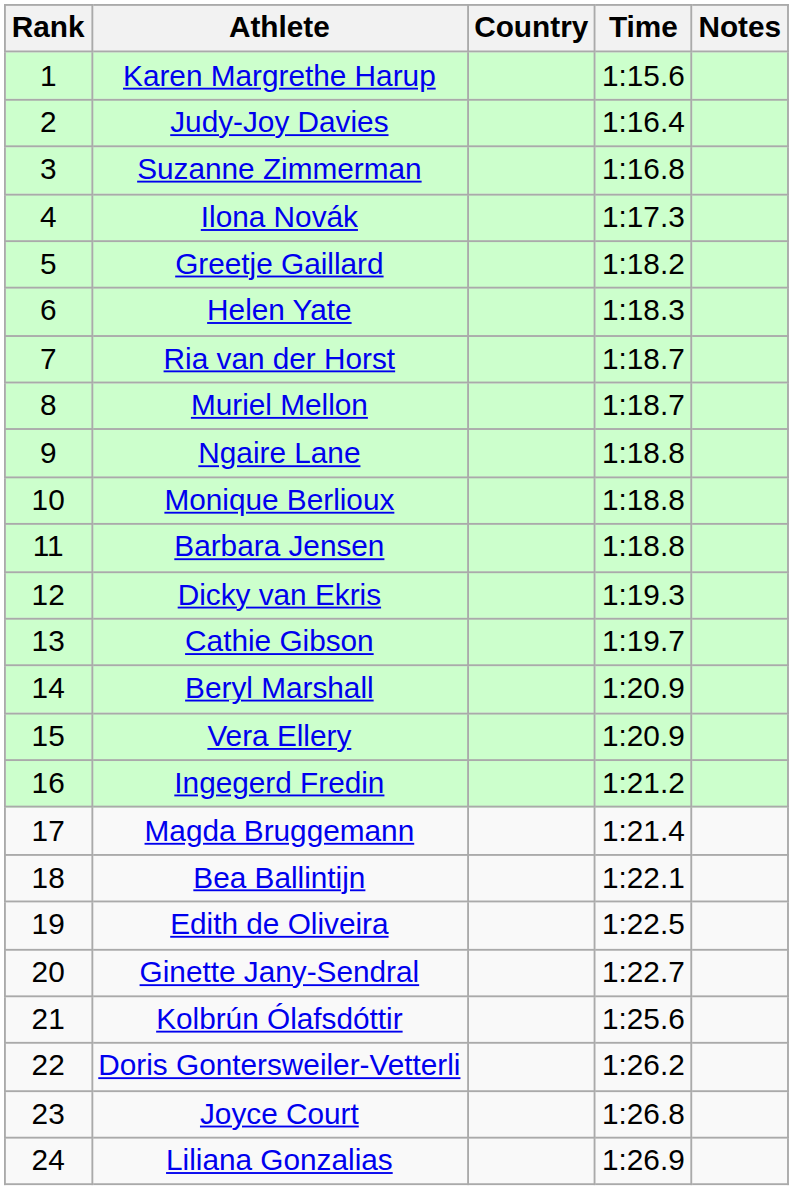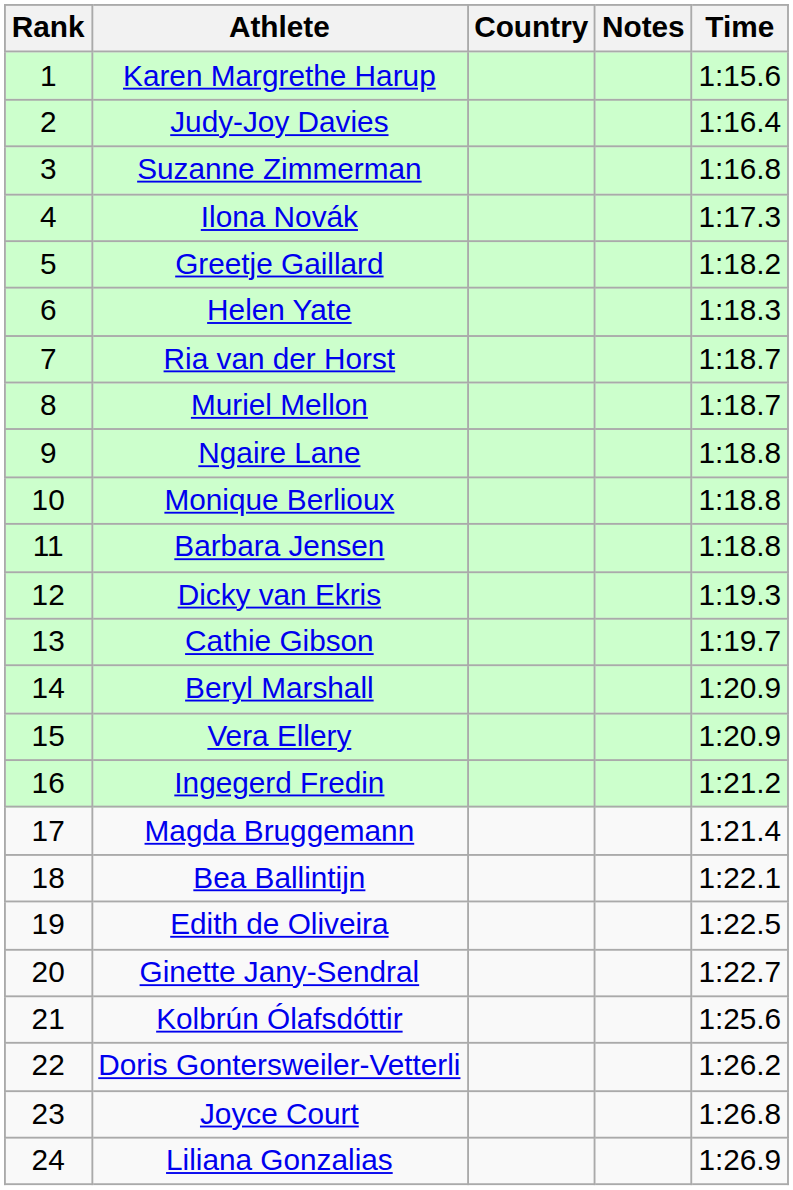columns swapped: (643, 28) <-> (740, 28)
